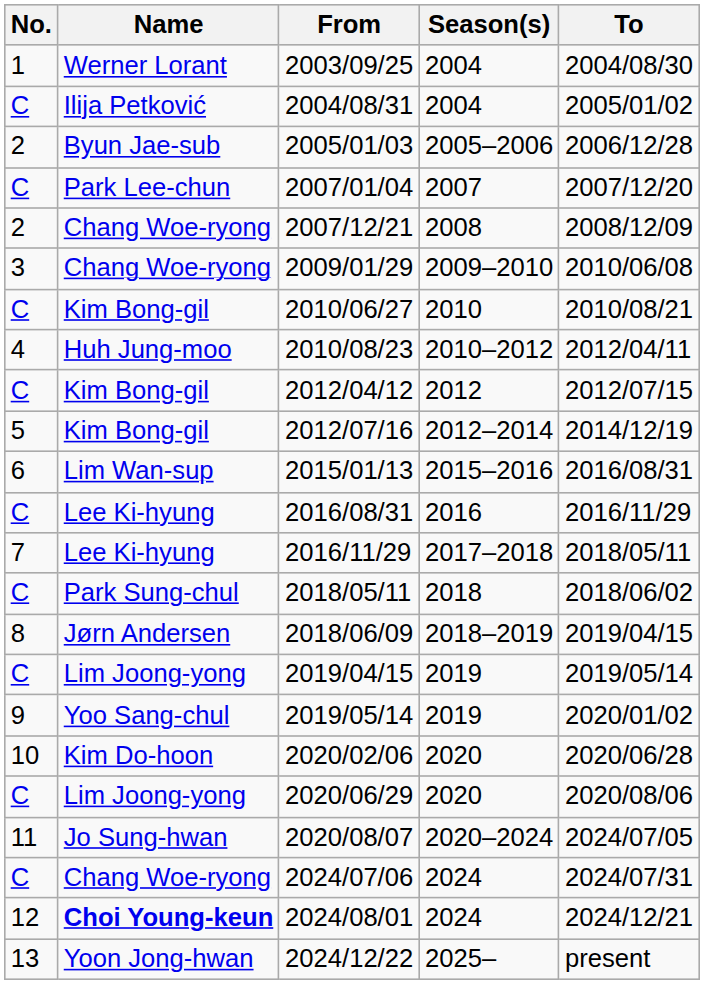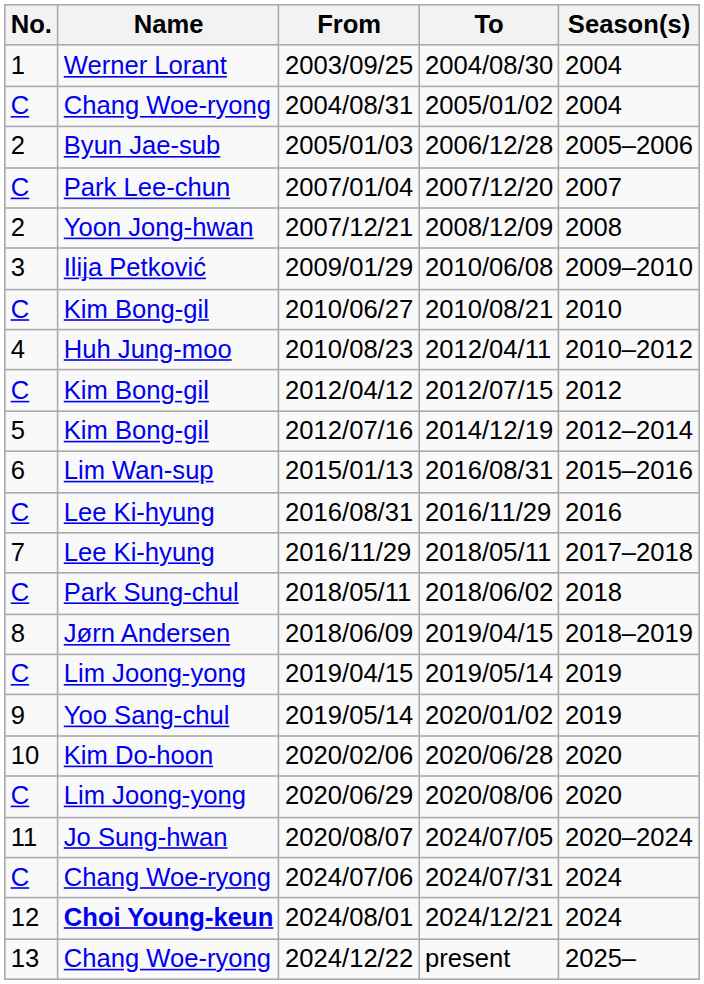columns swapped: (629, 24) <-> (489, 24)
(135, 106) Ilija Petković -> (167, 106) Chang Woe-ryong
(167, 227) Chang Woe-ryong -> (159, 227) Yoon Jong-hwan
(167, 268) Chang Woe-ryong -> (135, 268) Ilija Petković
(159, 958) Yoon Jong-hwan -> (167, 958) Chang Woe-ryong
